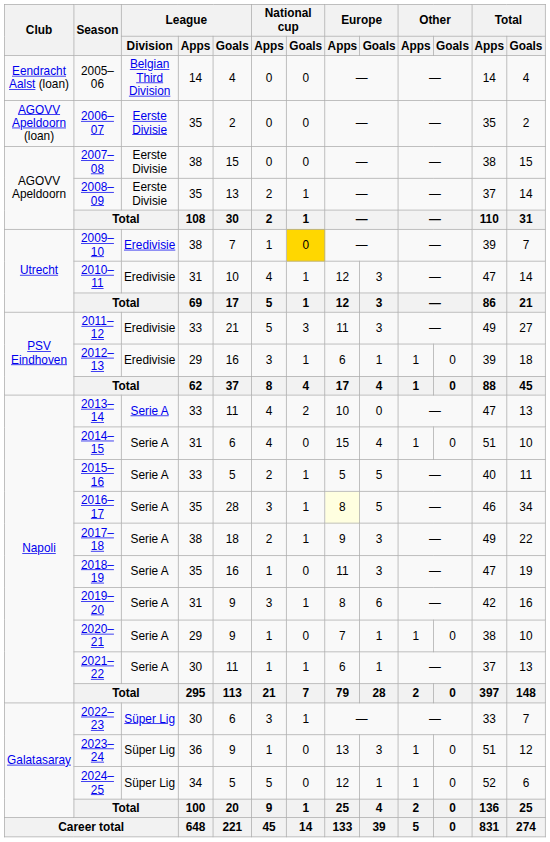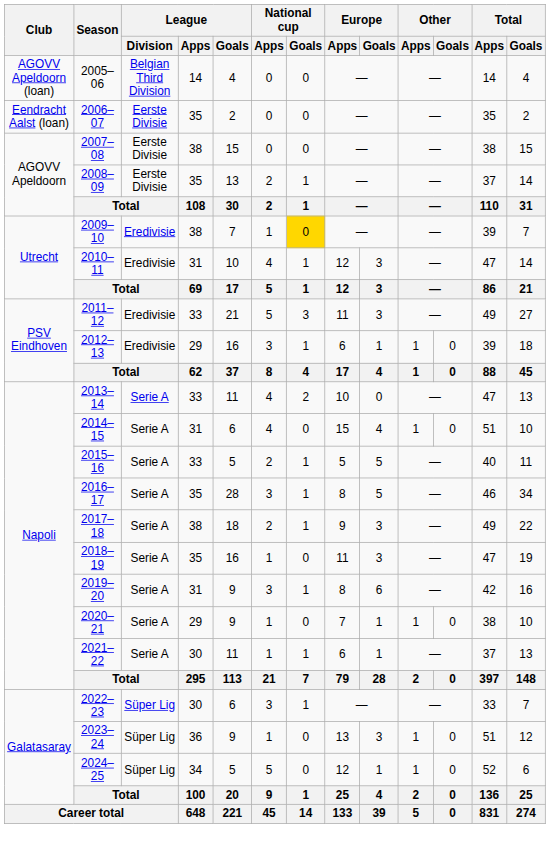(39, 78) Eendracht Aalst (loan) -> (39, 78) AGOVV Apeldoorn (loan)
(39, 123) AGOVV Apeldoorn (loan) -> (39, 116) Eendracht Aalst (loan)
(342, 507) lightyellow background -> (342, 494) no background
